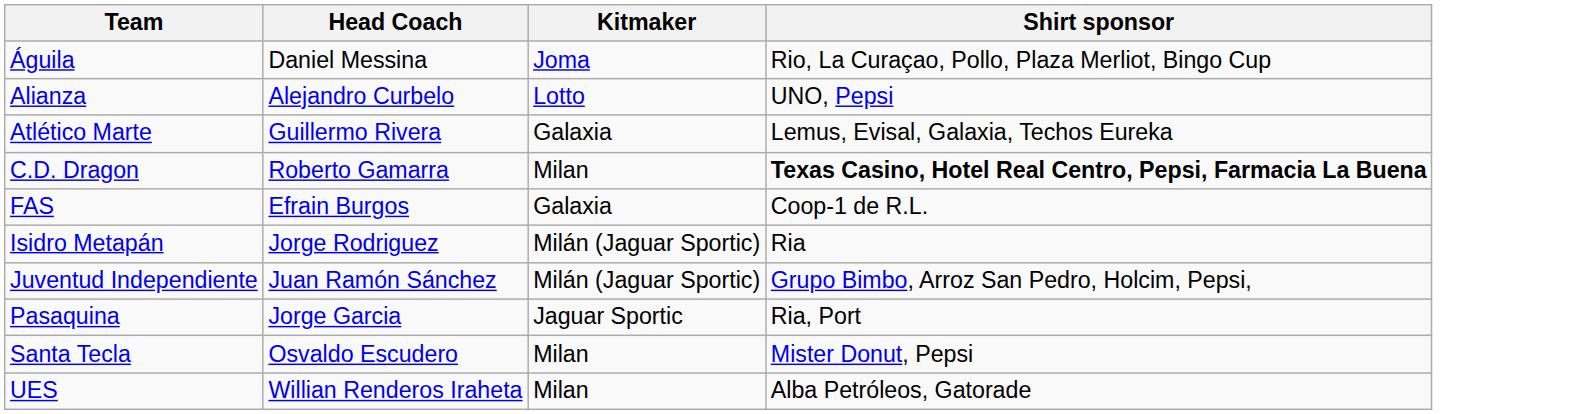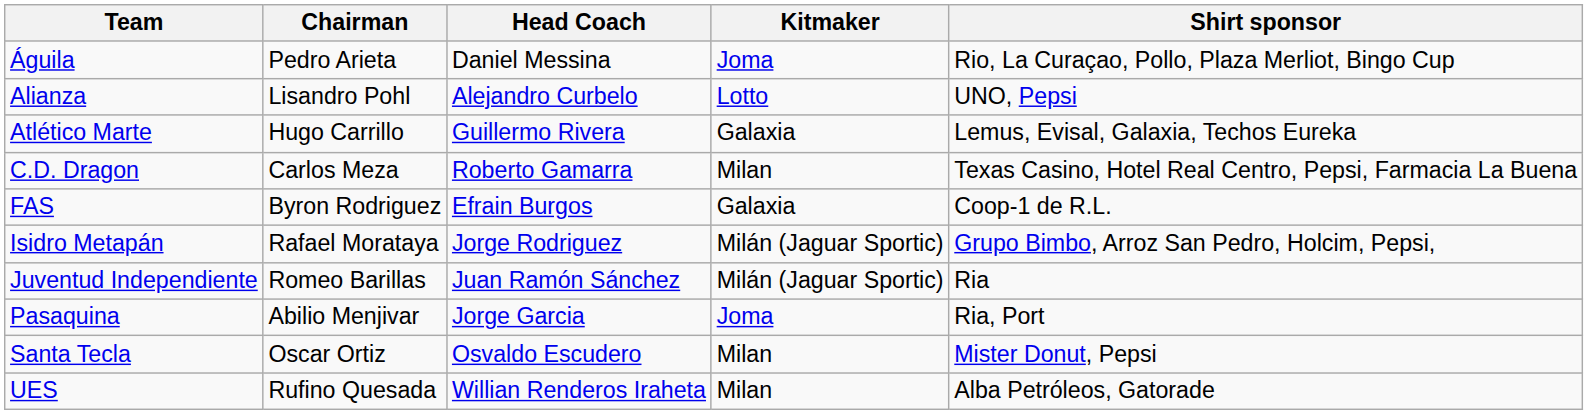+ column: (355, 22)
(1099, 170) bold -> (1266, 170) normal
(788, 243) Ria -> (1195, 243) Grupo Bimbo, Arroz San Pedro, Holcim, Pepsi,
(1011, 280) Grupo Bimbo, Arroz San Pedro, Holcim, Pepsi, -> (972, 280) Ria
(608, 317) Jaguar Sportic -> (745, 317) Joma
